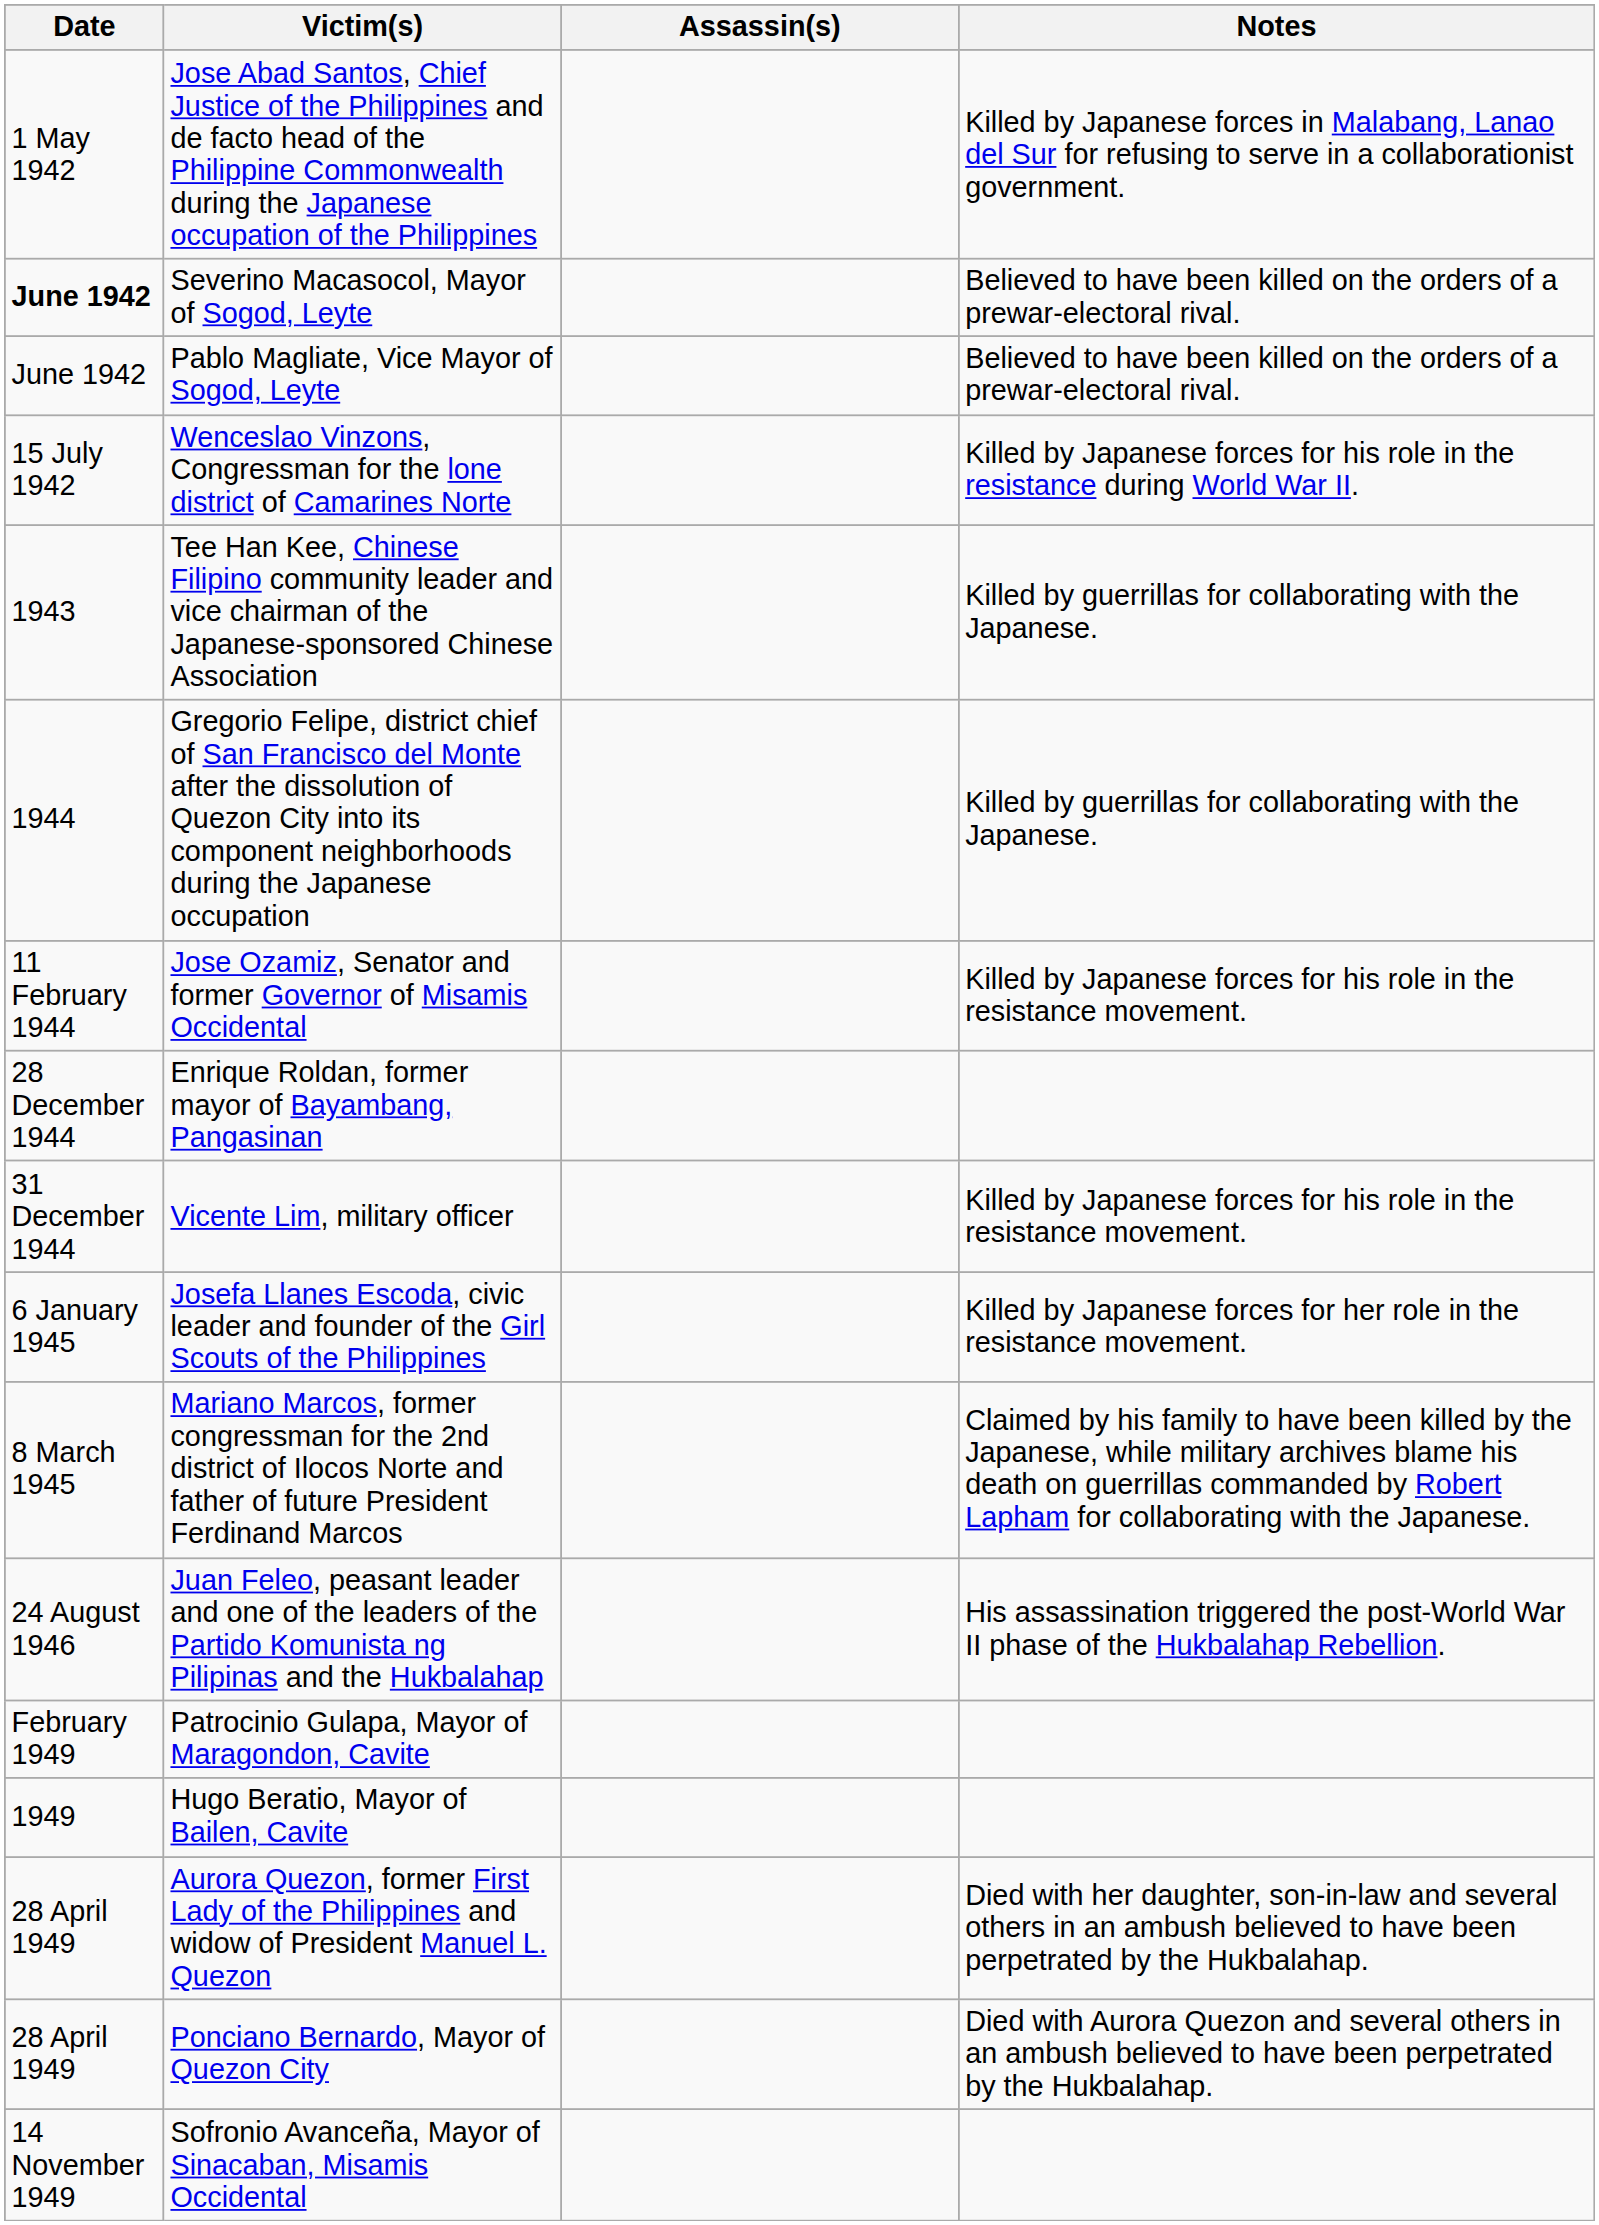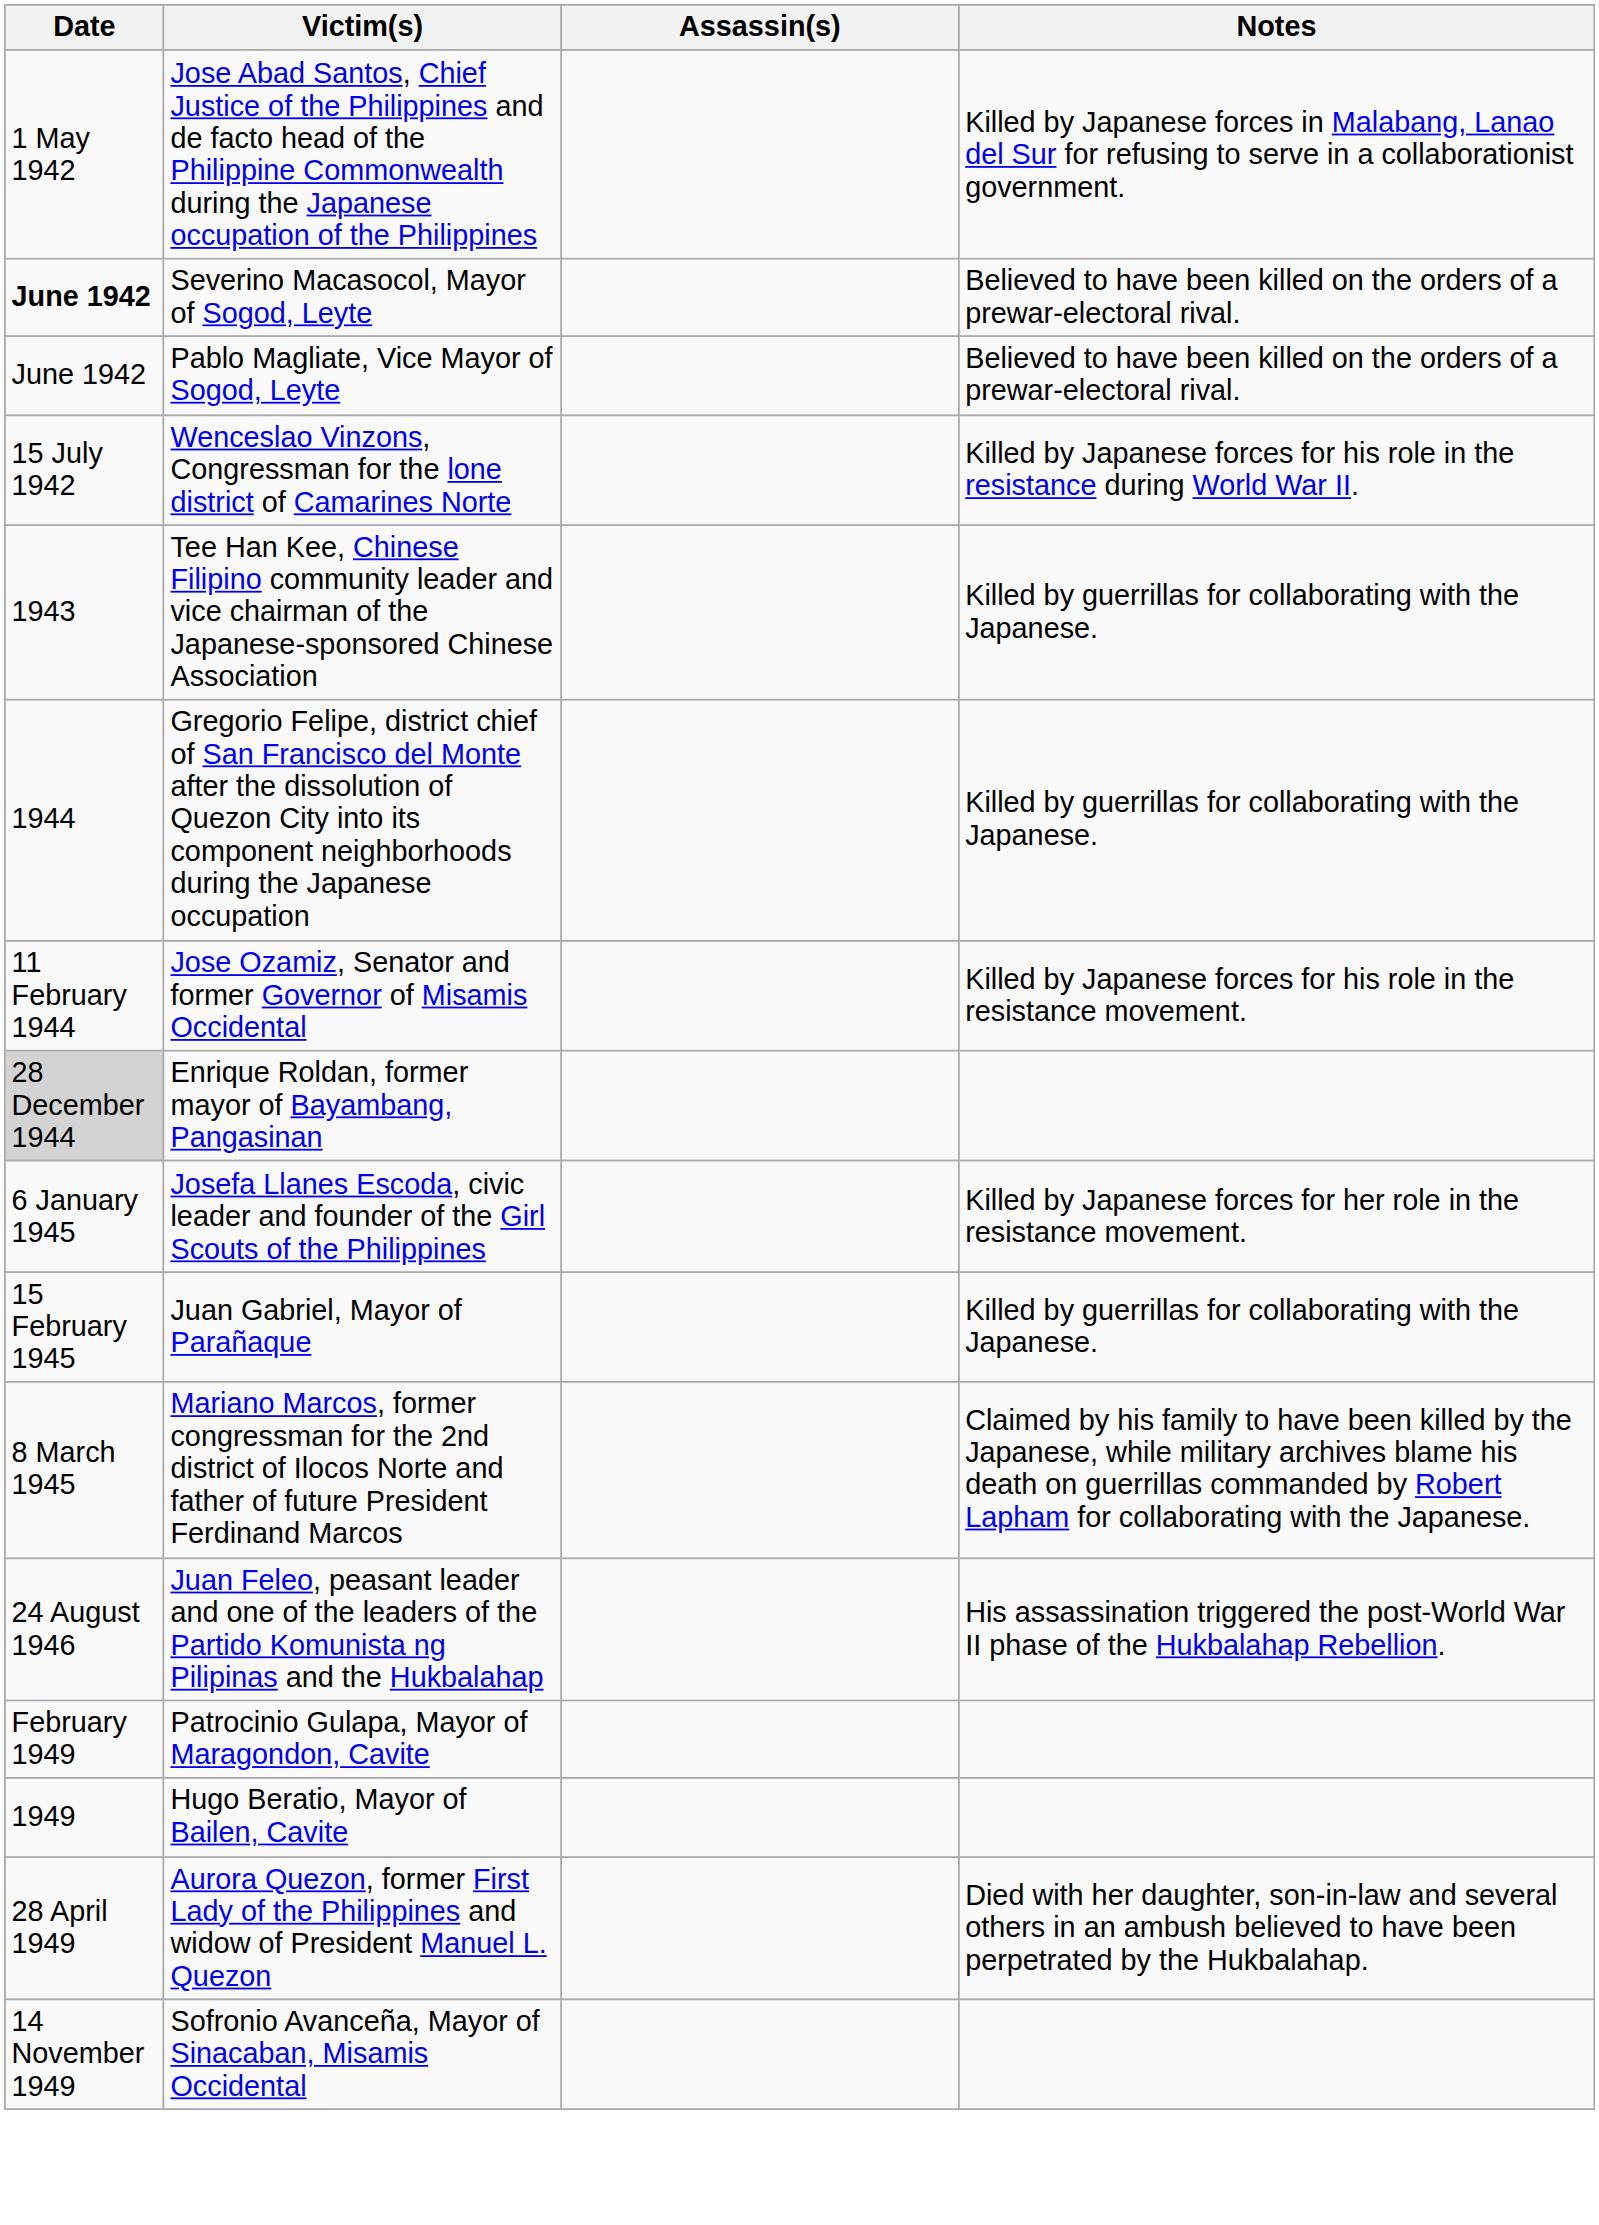(78, 1105) no background -> (78, 1105) lightgrey background
- row: (342, 1216)
+ row: (316, 1326)
- row: (358, 2054)
